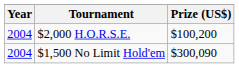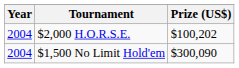(194, 33) $100,200 -> (194, 33) $100,202
